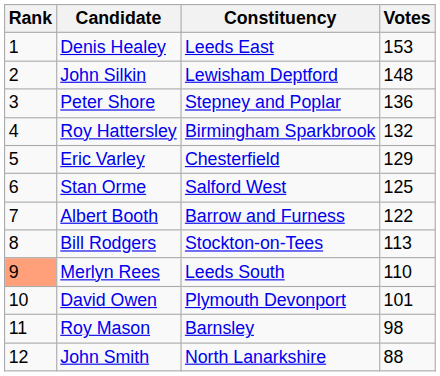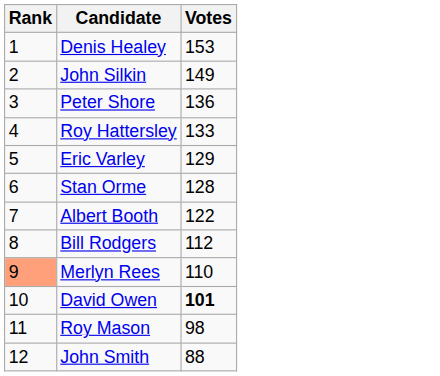- column: (280, 18)
(398, 74) 148 -> (200, 74) 149
(398, 131) 132 -> (200, 131) 133
(398, 187) 125 -> (200, 187) 128
(398, 243) 113 -> (199, 243) 112
(398, 300) normal -> (200, 300) bold
